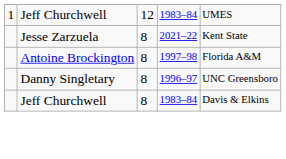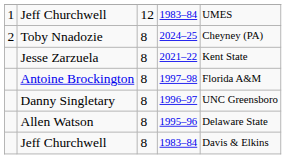+ row: (11, 36)
+ row: (11, 122)
